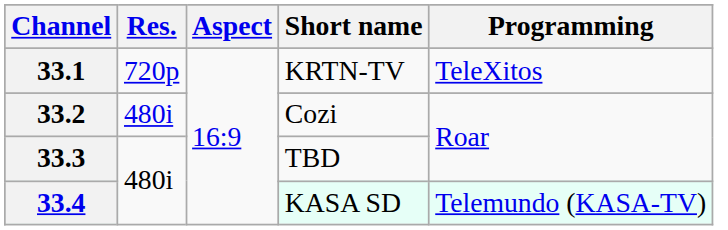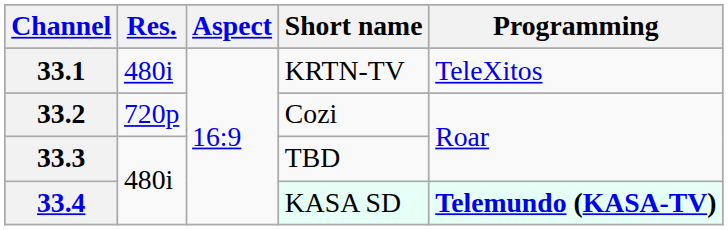(152, 70) 720p -> (149, 70) 480i
(149, 114) 480i -> (152, 114) 720p
(571, 202) normal -> (576, 202) bold
